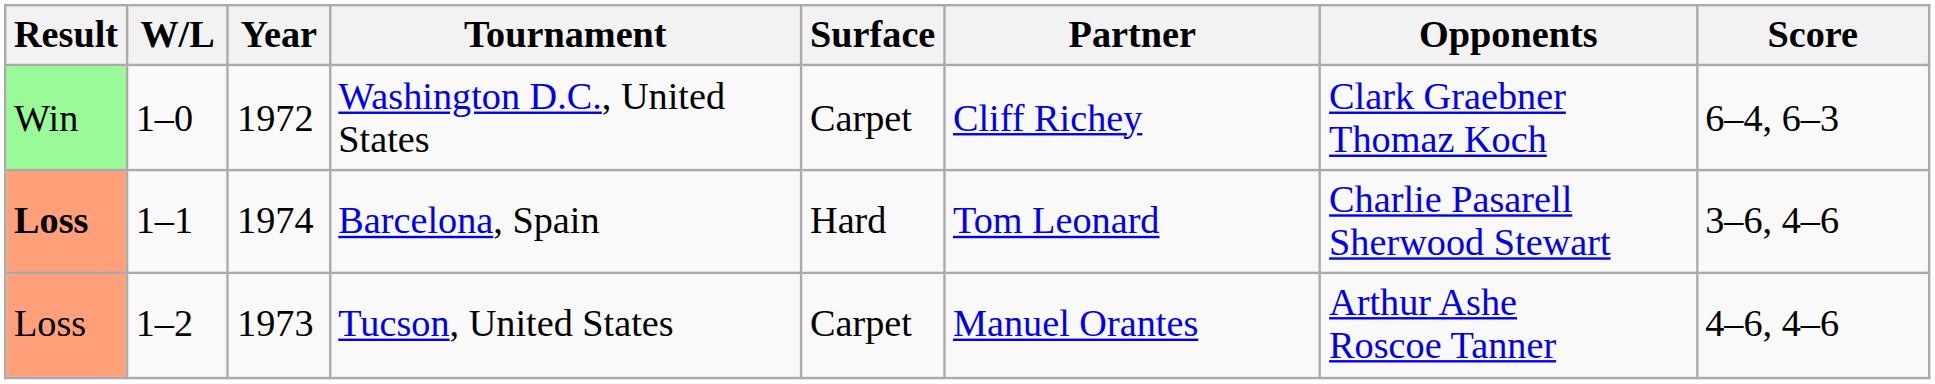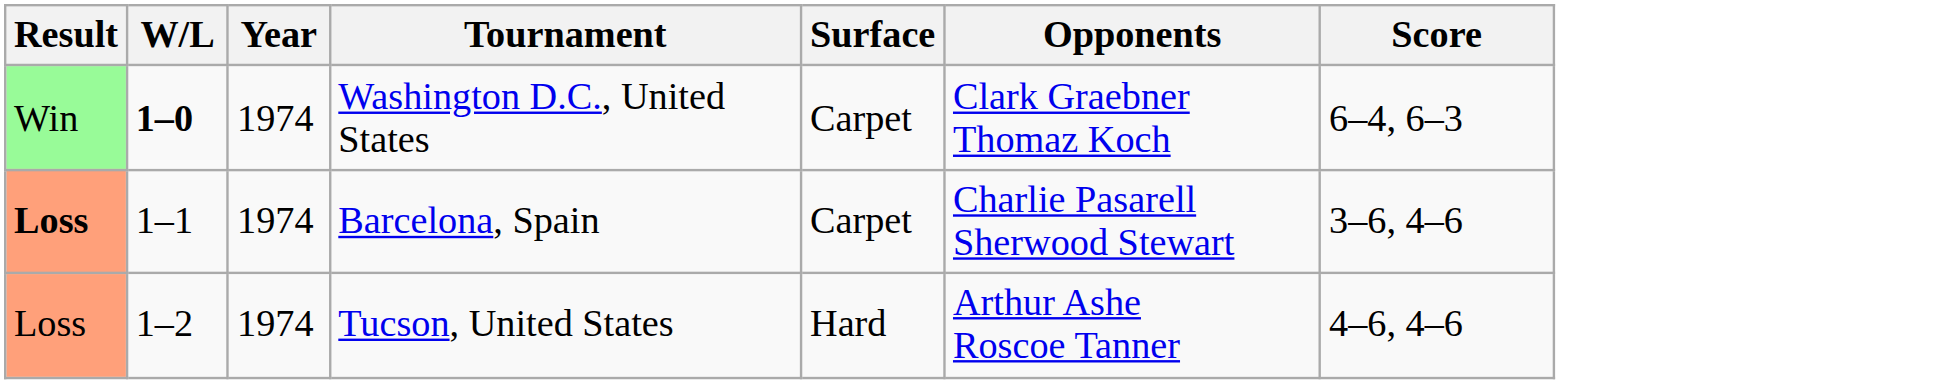- column: (1132, 34)
(164, 116) normal -> (164, 116) bold
(275, 116) 1972 -> (275, 116) 1974
(848, 220) Hard -> (861, 220) Carpet
(275, 324) 1973 -> (275, 324) 1974
(861, 324) Carpet -> (848, 324) Hard
